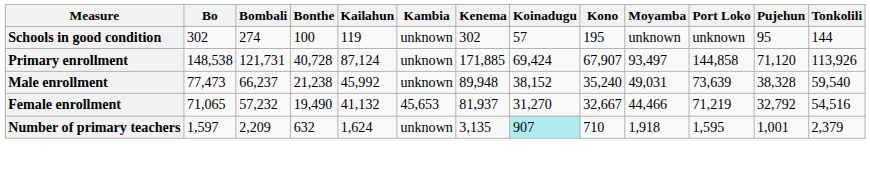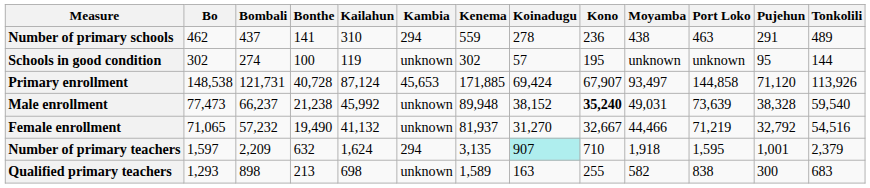+ row: (91, 37)
(427, 60) unknown -> (420, 82) 45,653
(603, 82) normal -> (603, 104) bold
(420, 104) 45,653 -> (427, 127) unknown
(427, 127) unknown -> (411, 149) 294
+ row: (90, 171)
